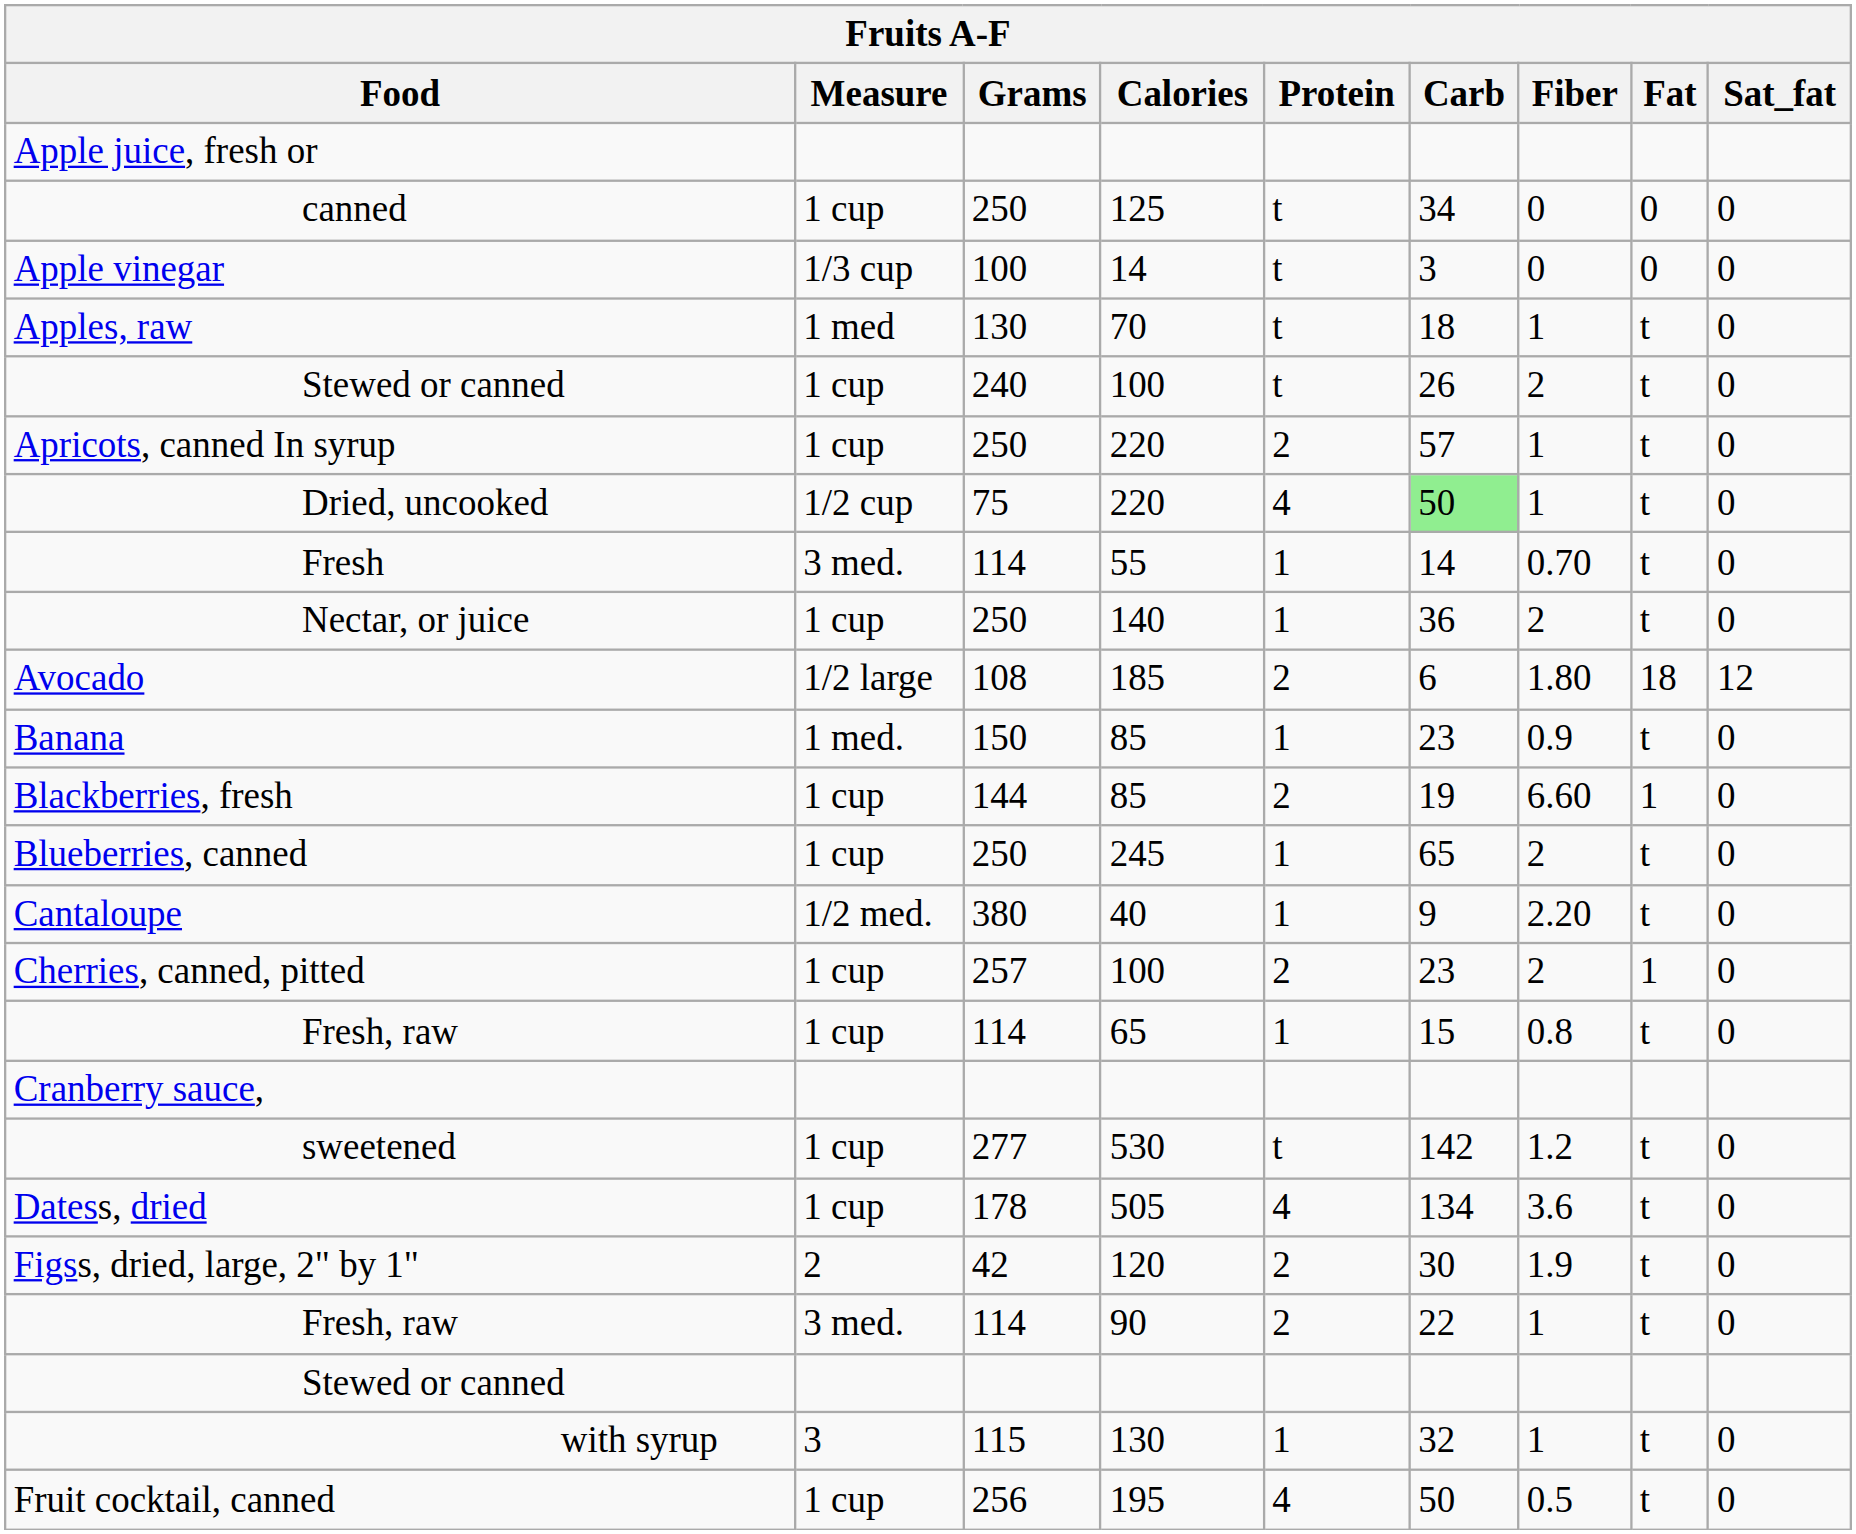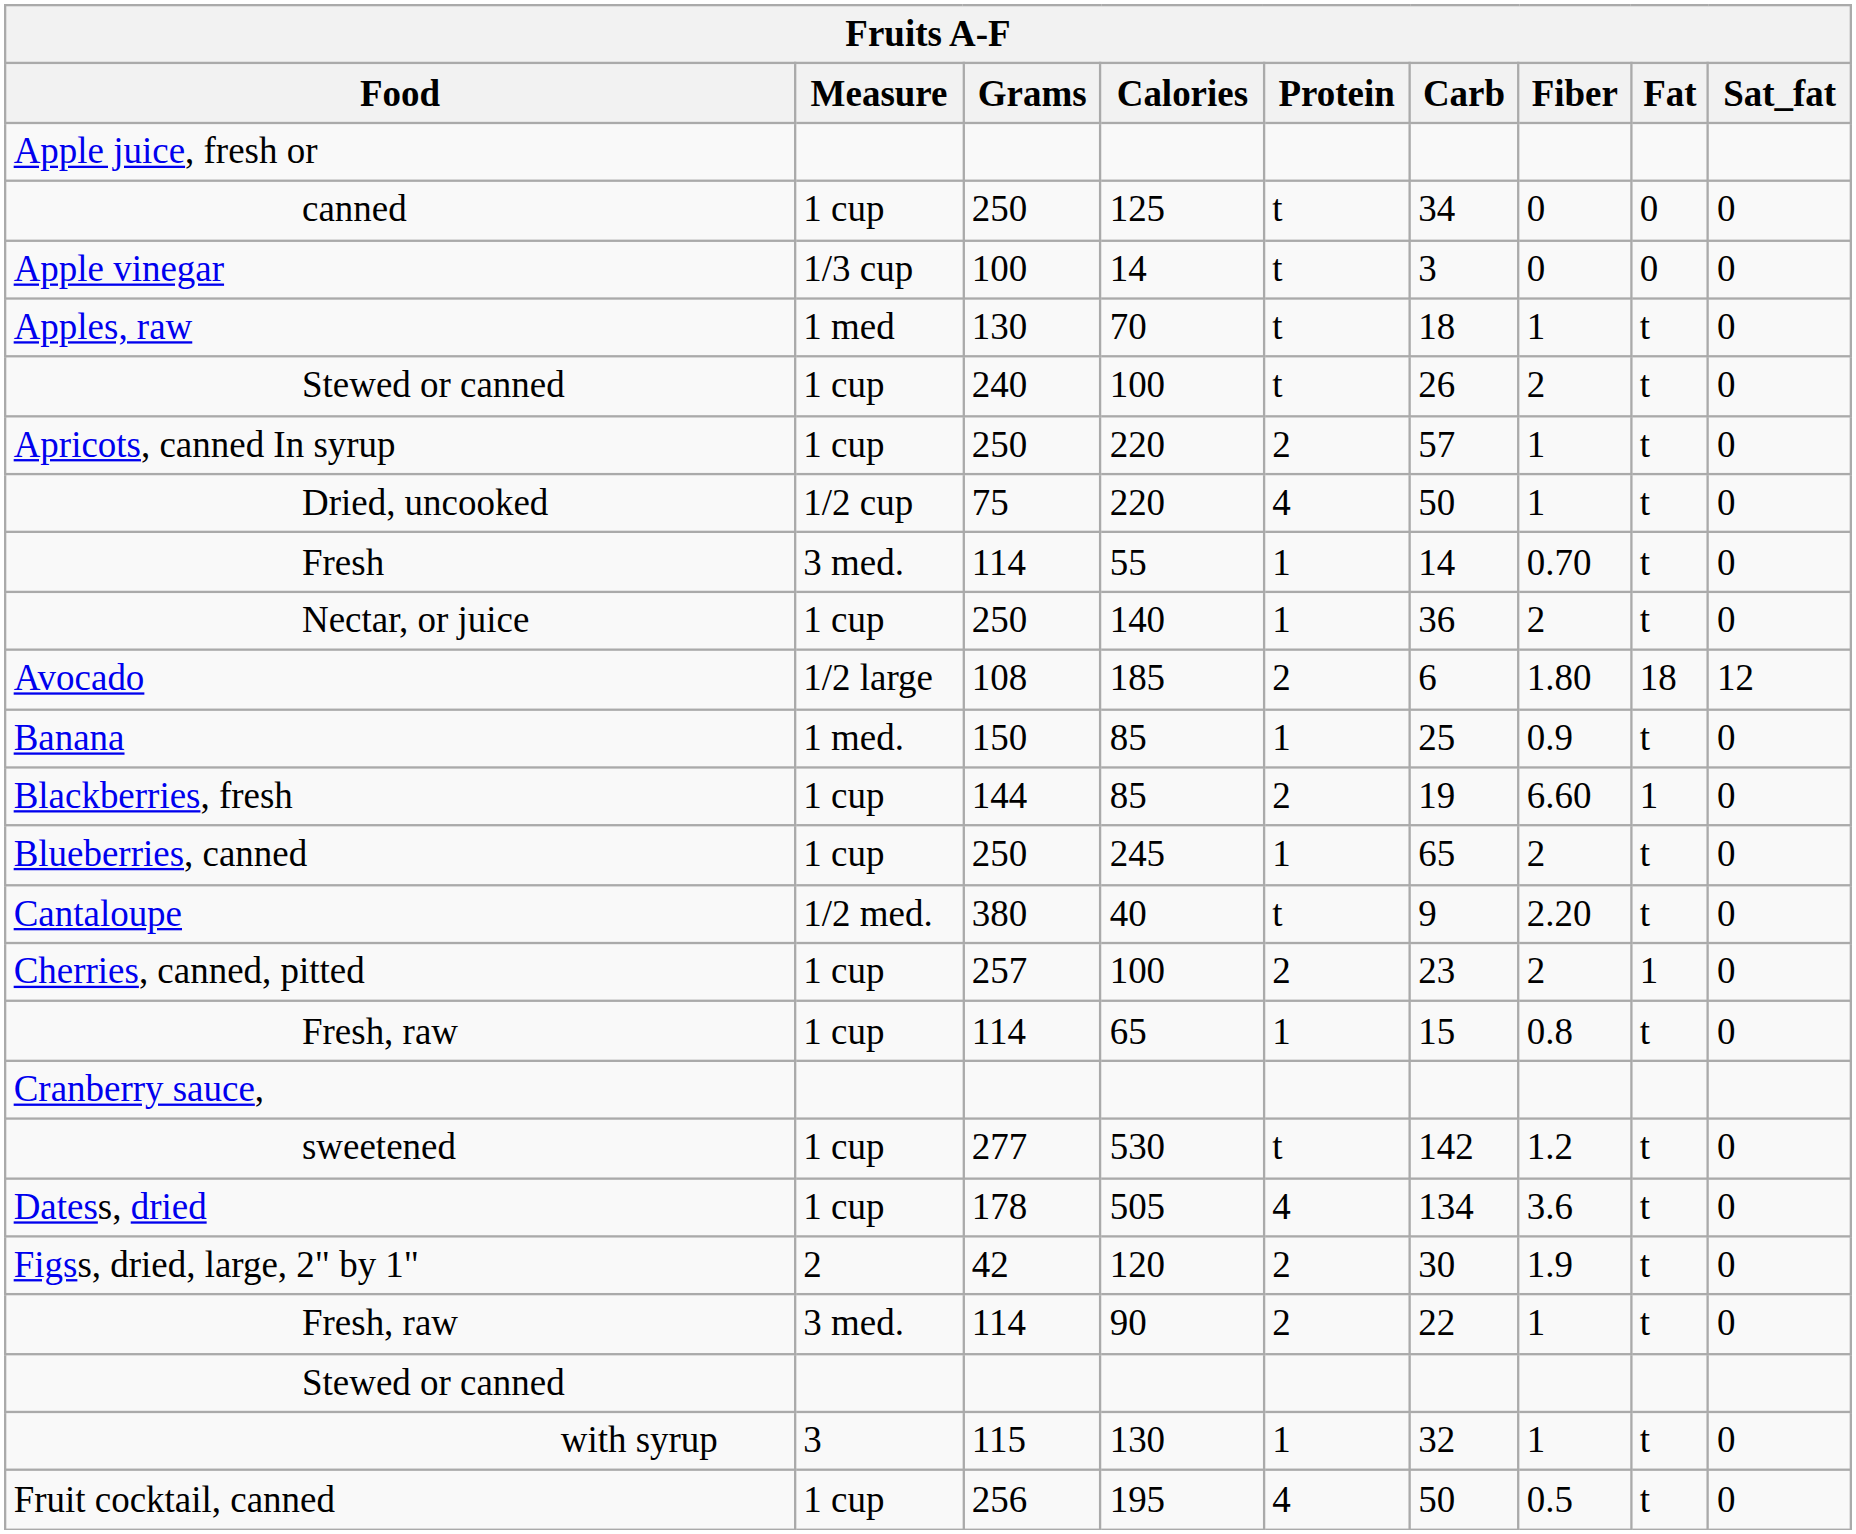(1437, 502) lightgreen background -> (1437, 502) no background
(1437, 737) 23 -> (1437, 737) 25
(1281, 913) 1 -> (1277, 913) t
